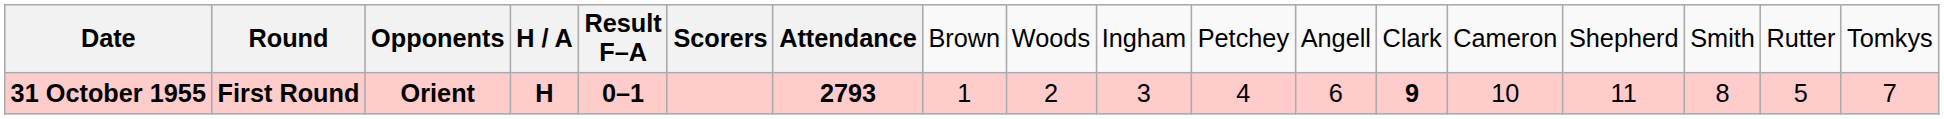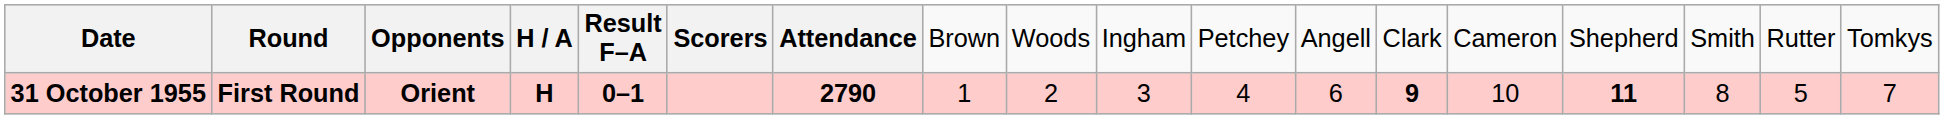(848, 93) 2793 -> (848, 93) 2790
(1624, 93) normal -> (1624, 93) bold
